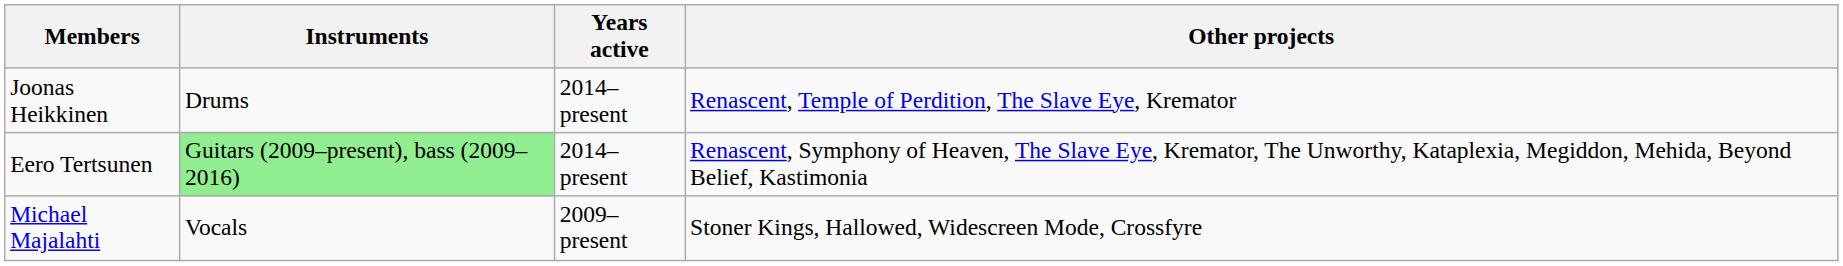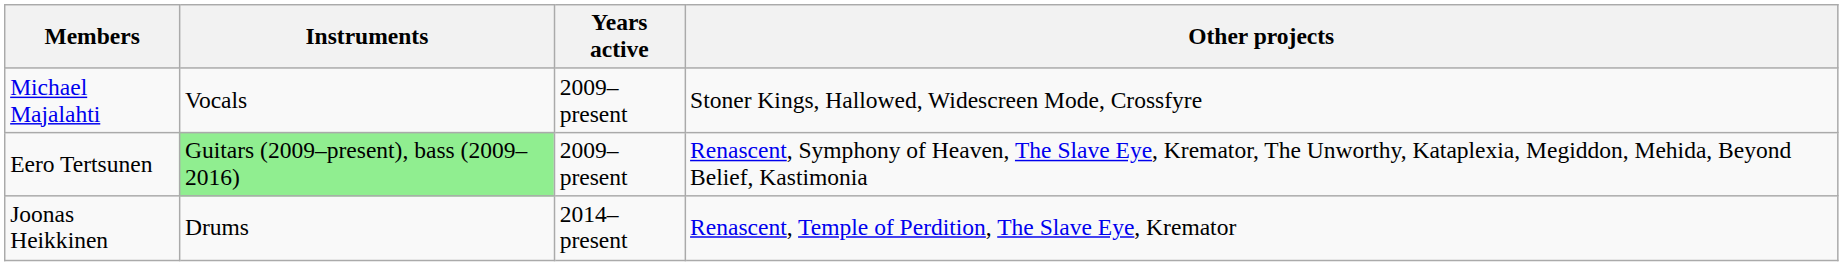rows swapped: (55, 227) <-> (59, 100)
(594, 163) 2014–present -> (594, 163) 2009–present
